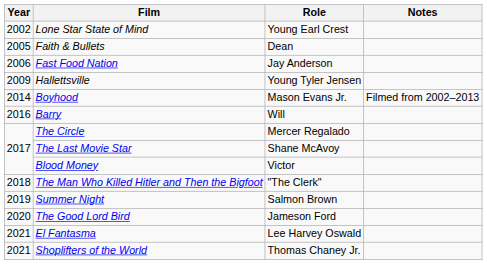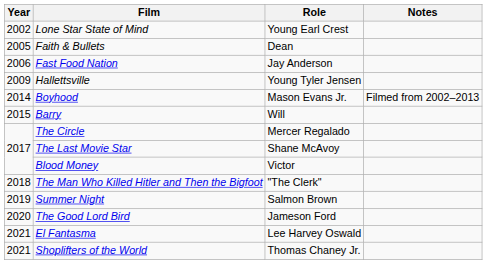(19, 115) 2016 -> (19, 115) 2015
